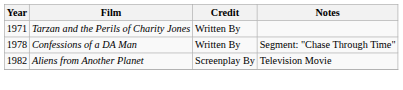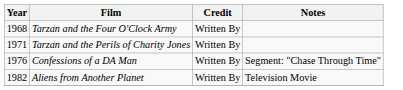+ row: (104, 28)
(17, 45) 1978 -> (17, 61) 1976
(225, 61) Screenplay By -> (218, 77) Written By
